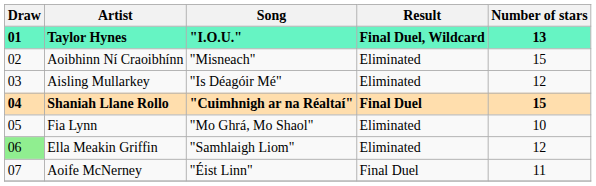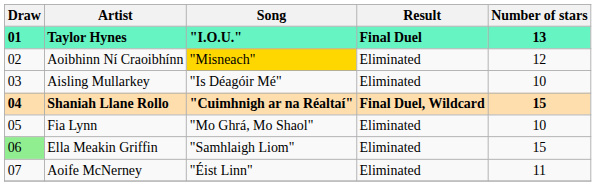(422, 37) Final Duel, Wildcard -> (391, 37) Final Duel
(223, 59) no background -> (223, 59) gold background
(539, 59) 15 -> (539, 59) 12
(539, 81) 12 -> (539, 81) 10
(391, 103) Final Duel -> (422, 103) Final Duel, Wildcard
(539, 147) 12 -> (539, 147) 15
(389, 170) Final Duel -> (390, 170) Eliminated
